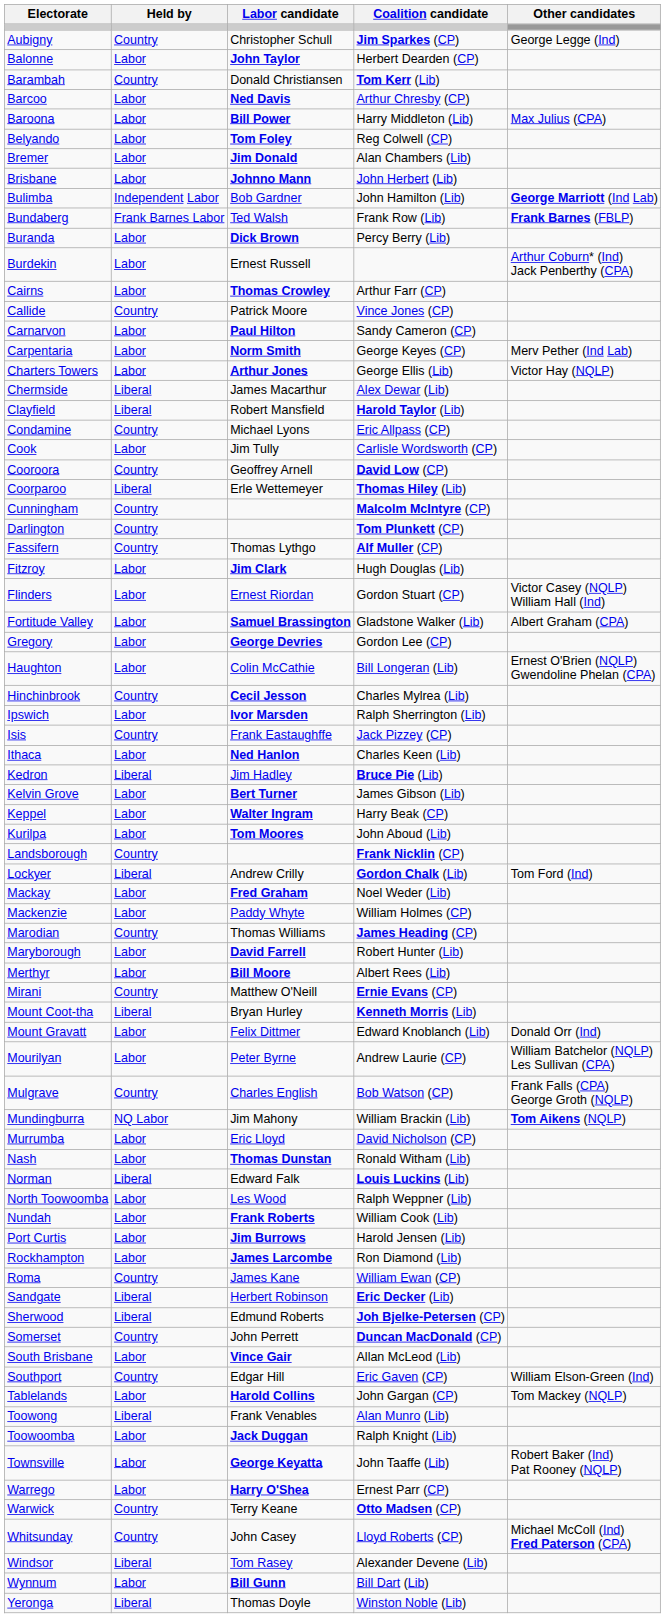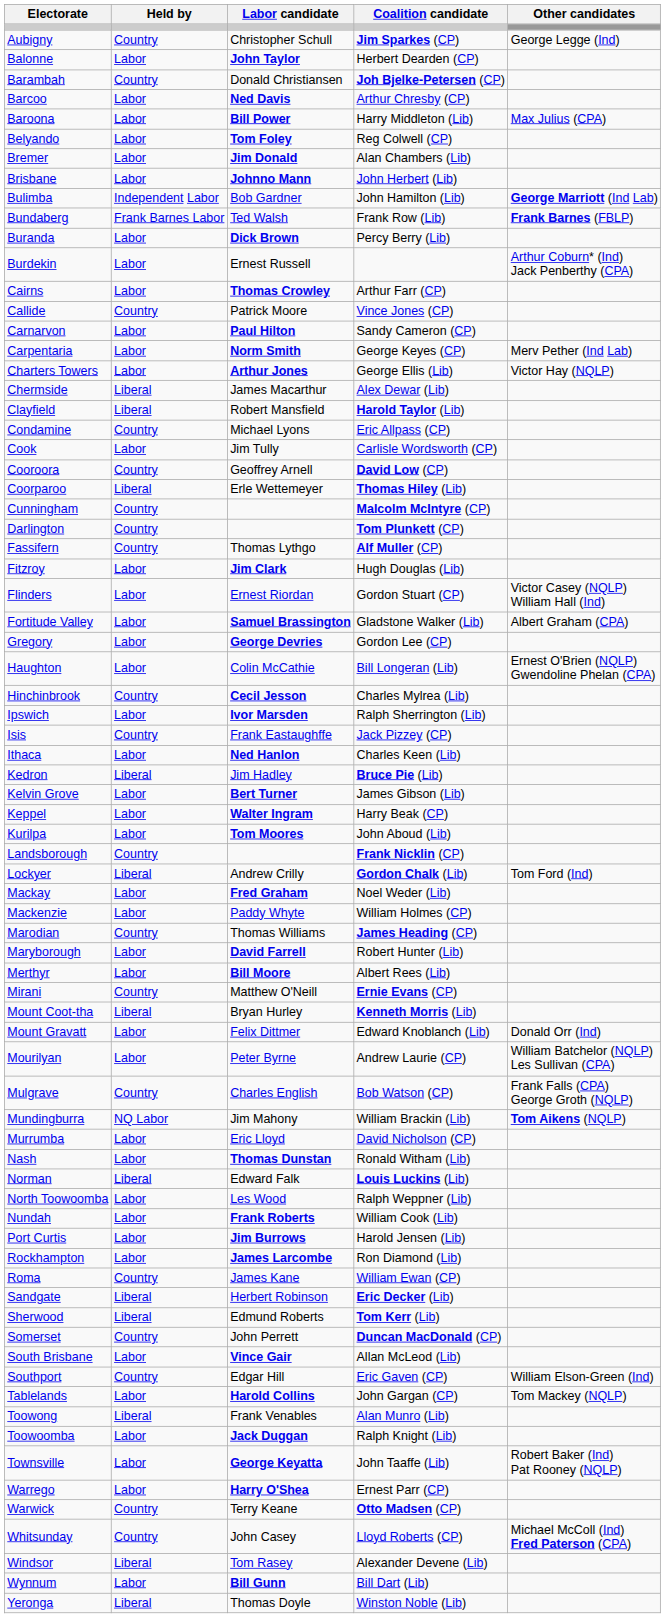(398, 79) Tom Kerr (Lib) -> (431, 79) Joh Bjelke-Petersen (CP)
(431, 1317) Joh Bjelke-Petersen (CP) -> (398, 1317) Tom Kerr (Lib)
